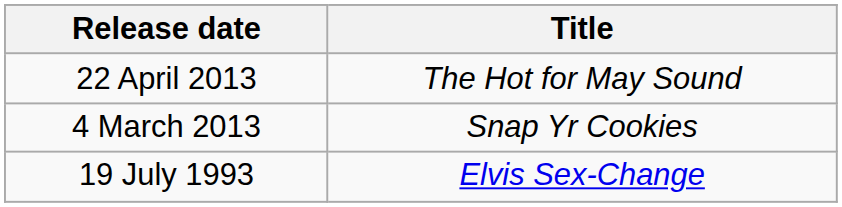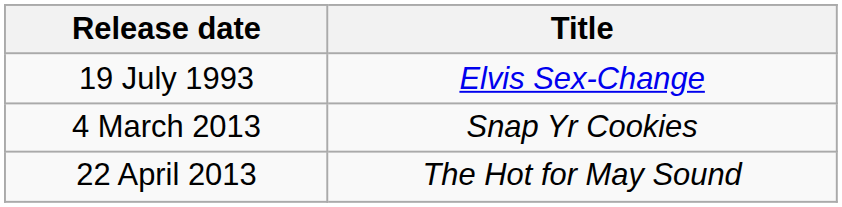rows swapped: (166, 175) <-> (166, 77)
